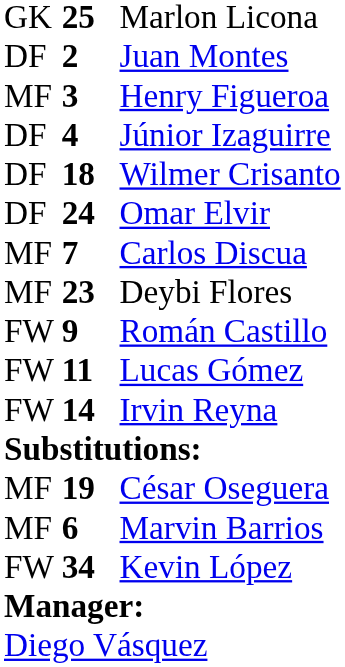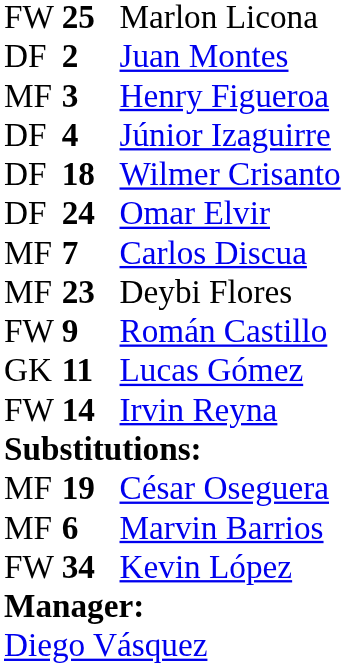(28, 16) GK -> (29, 16) FW
(29, 370) FW -> (28, 370) GK
